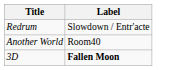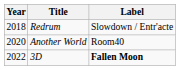+ column: (16, 12)
